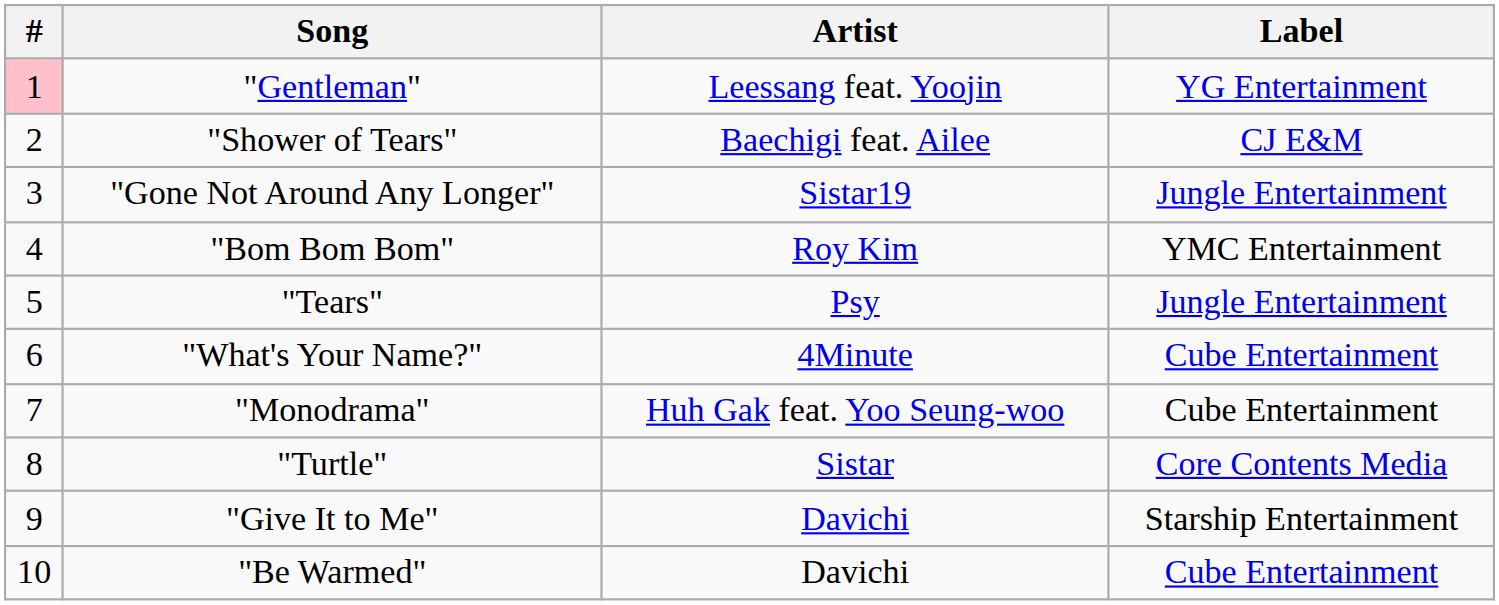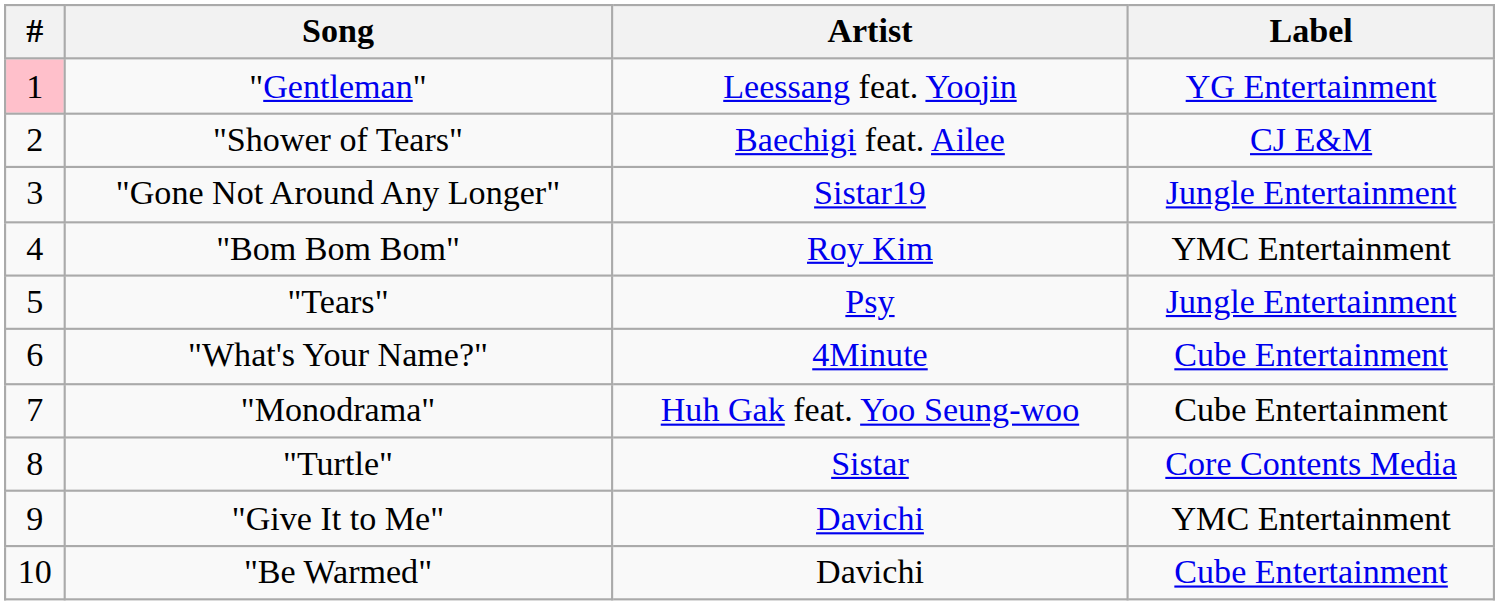(1301, 517) Starship Entertainment -> (1311, 517) YMC Entertainment
